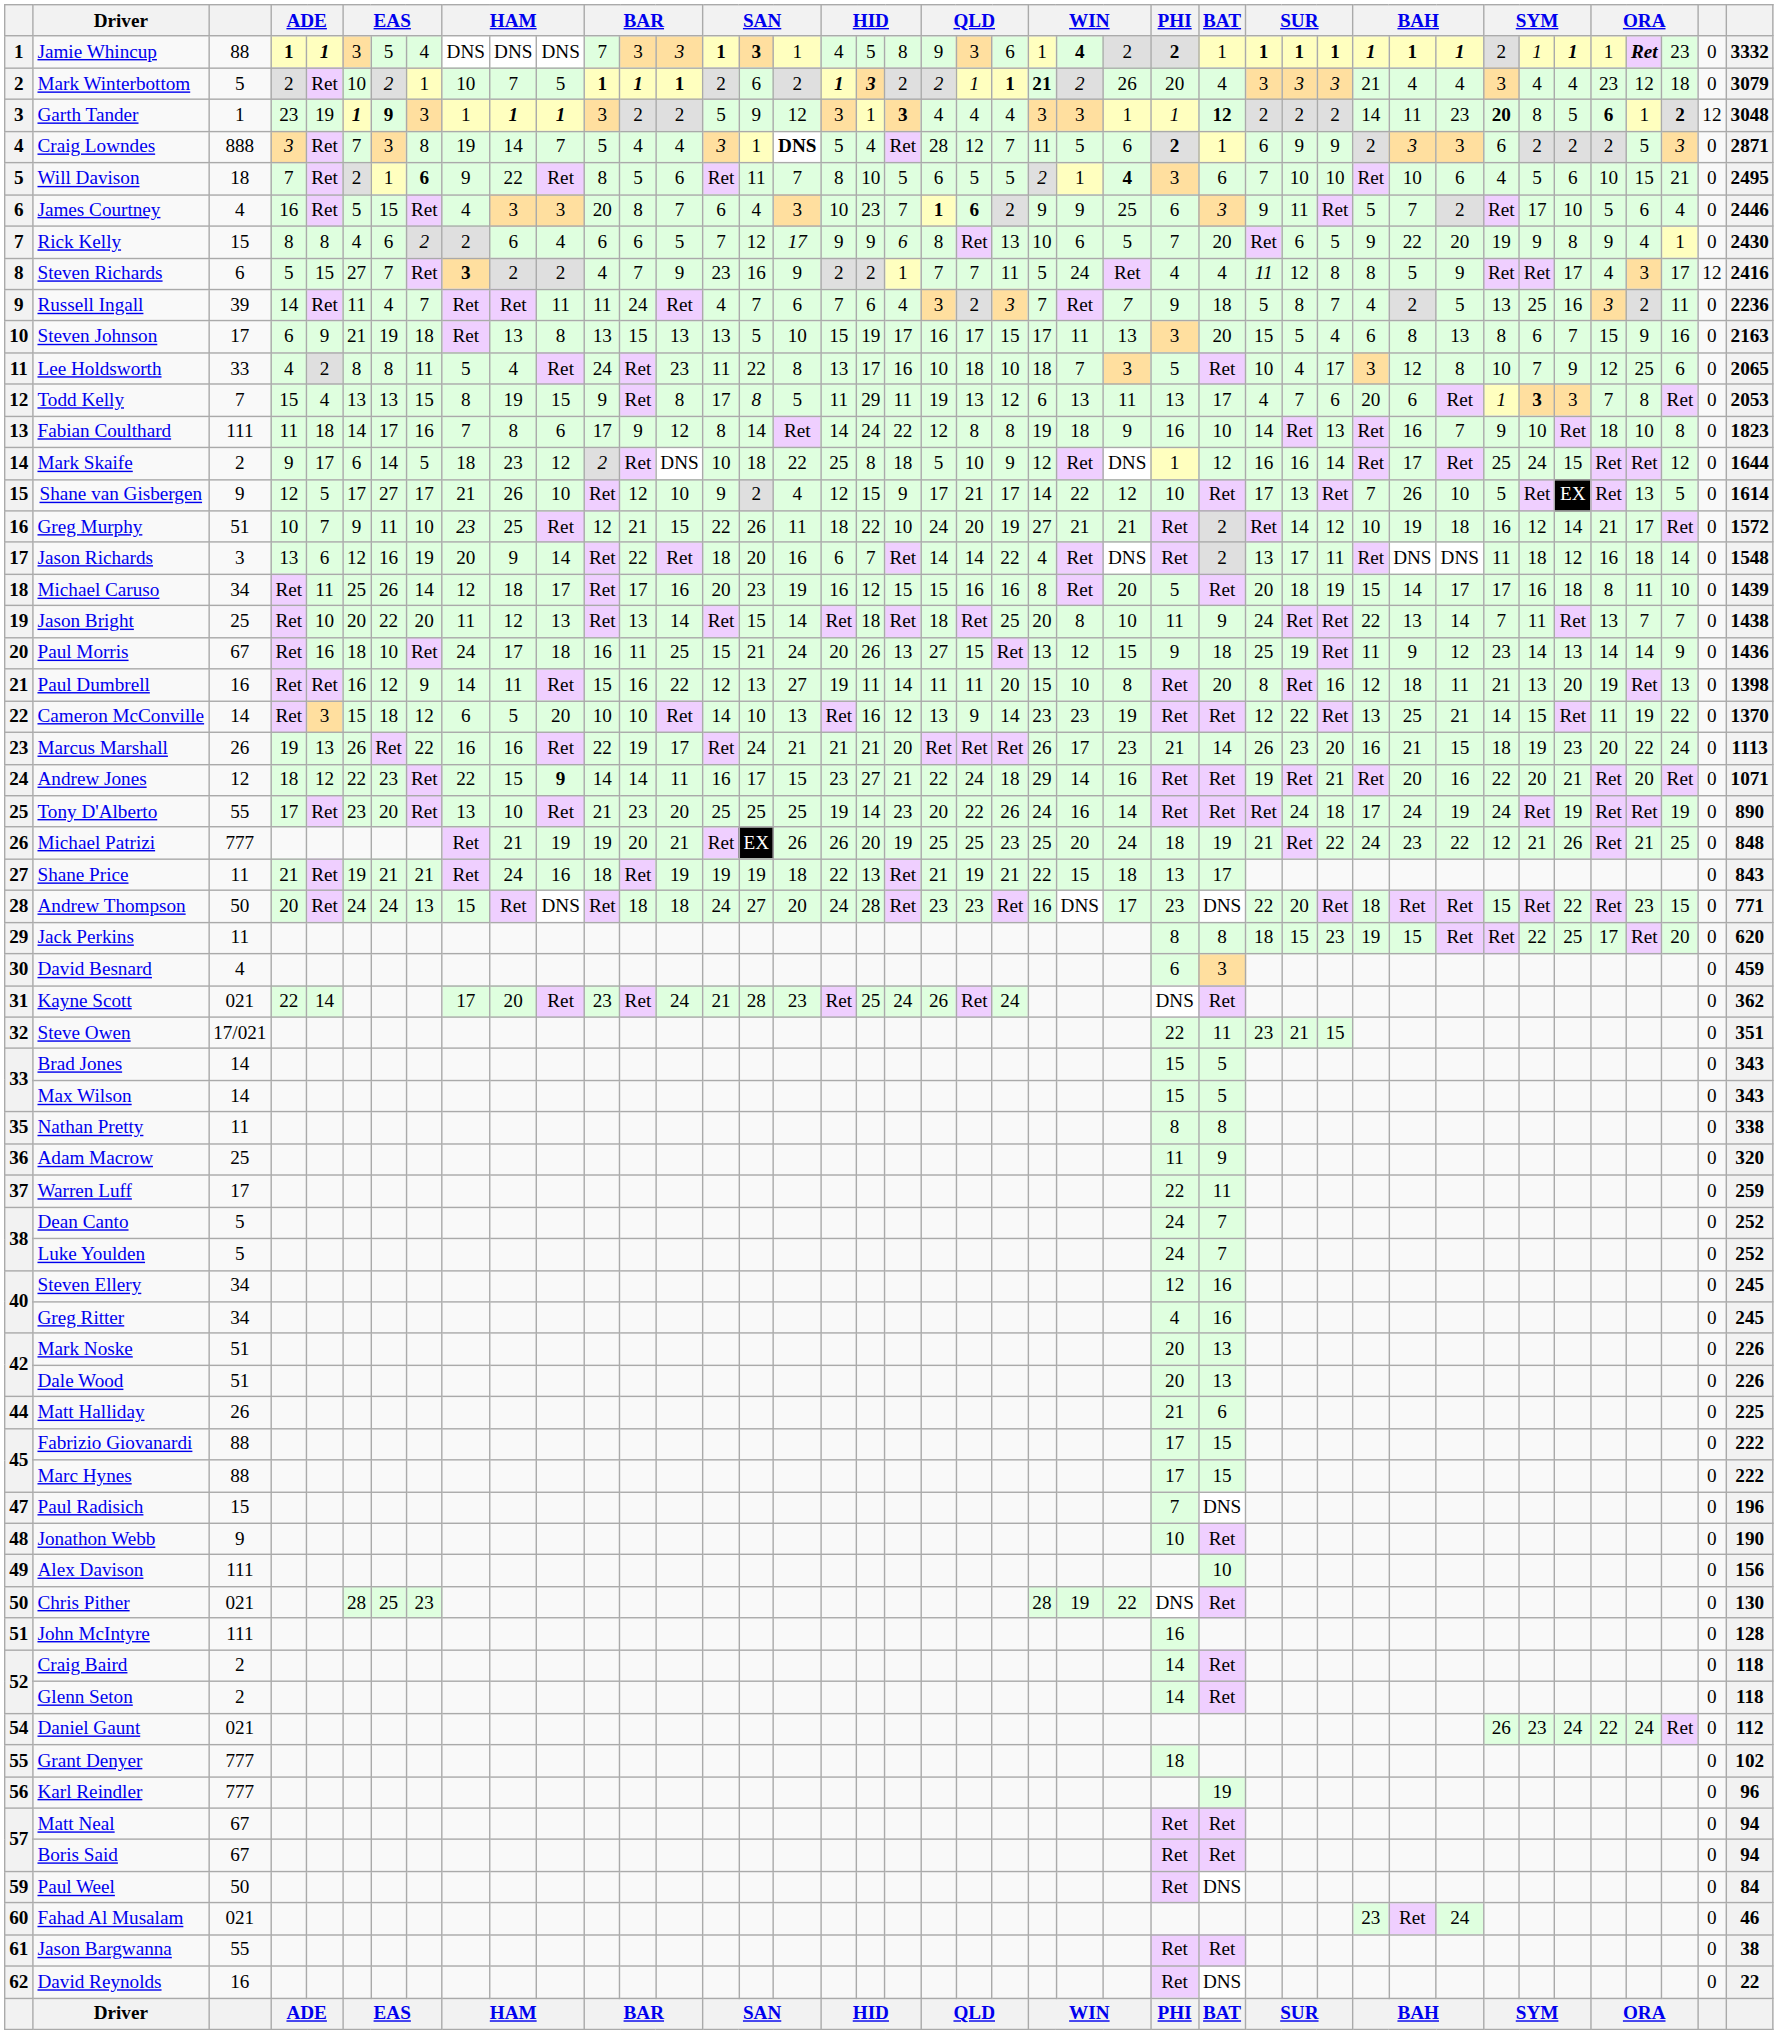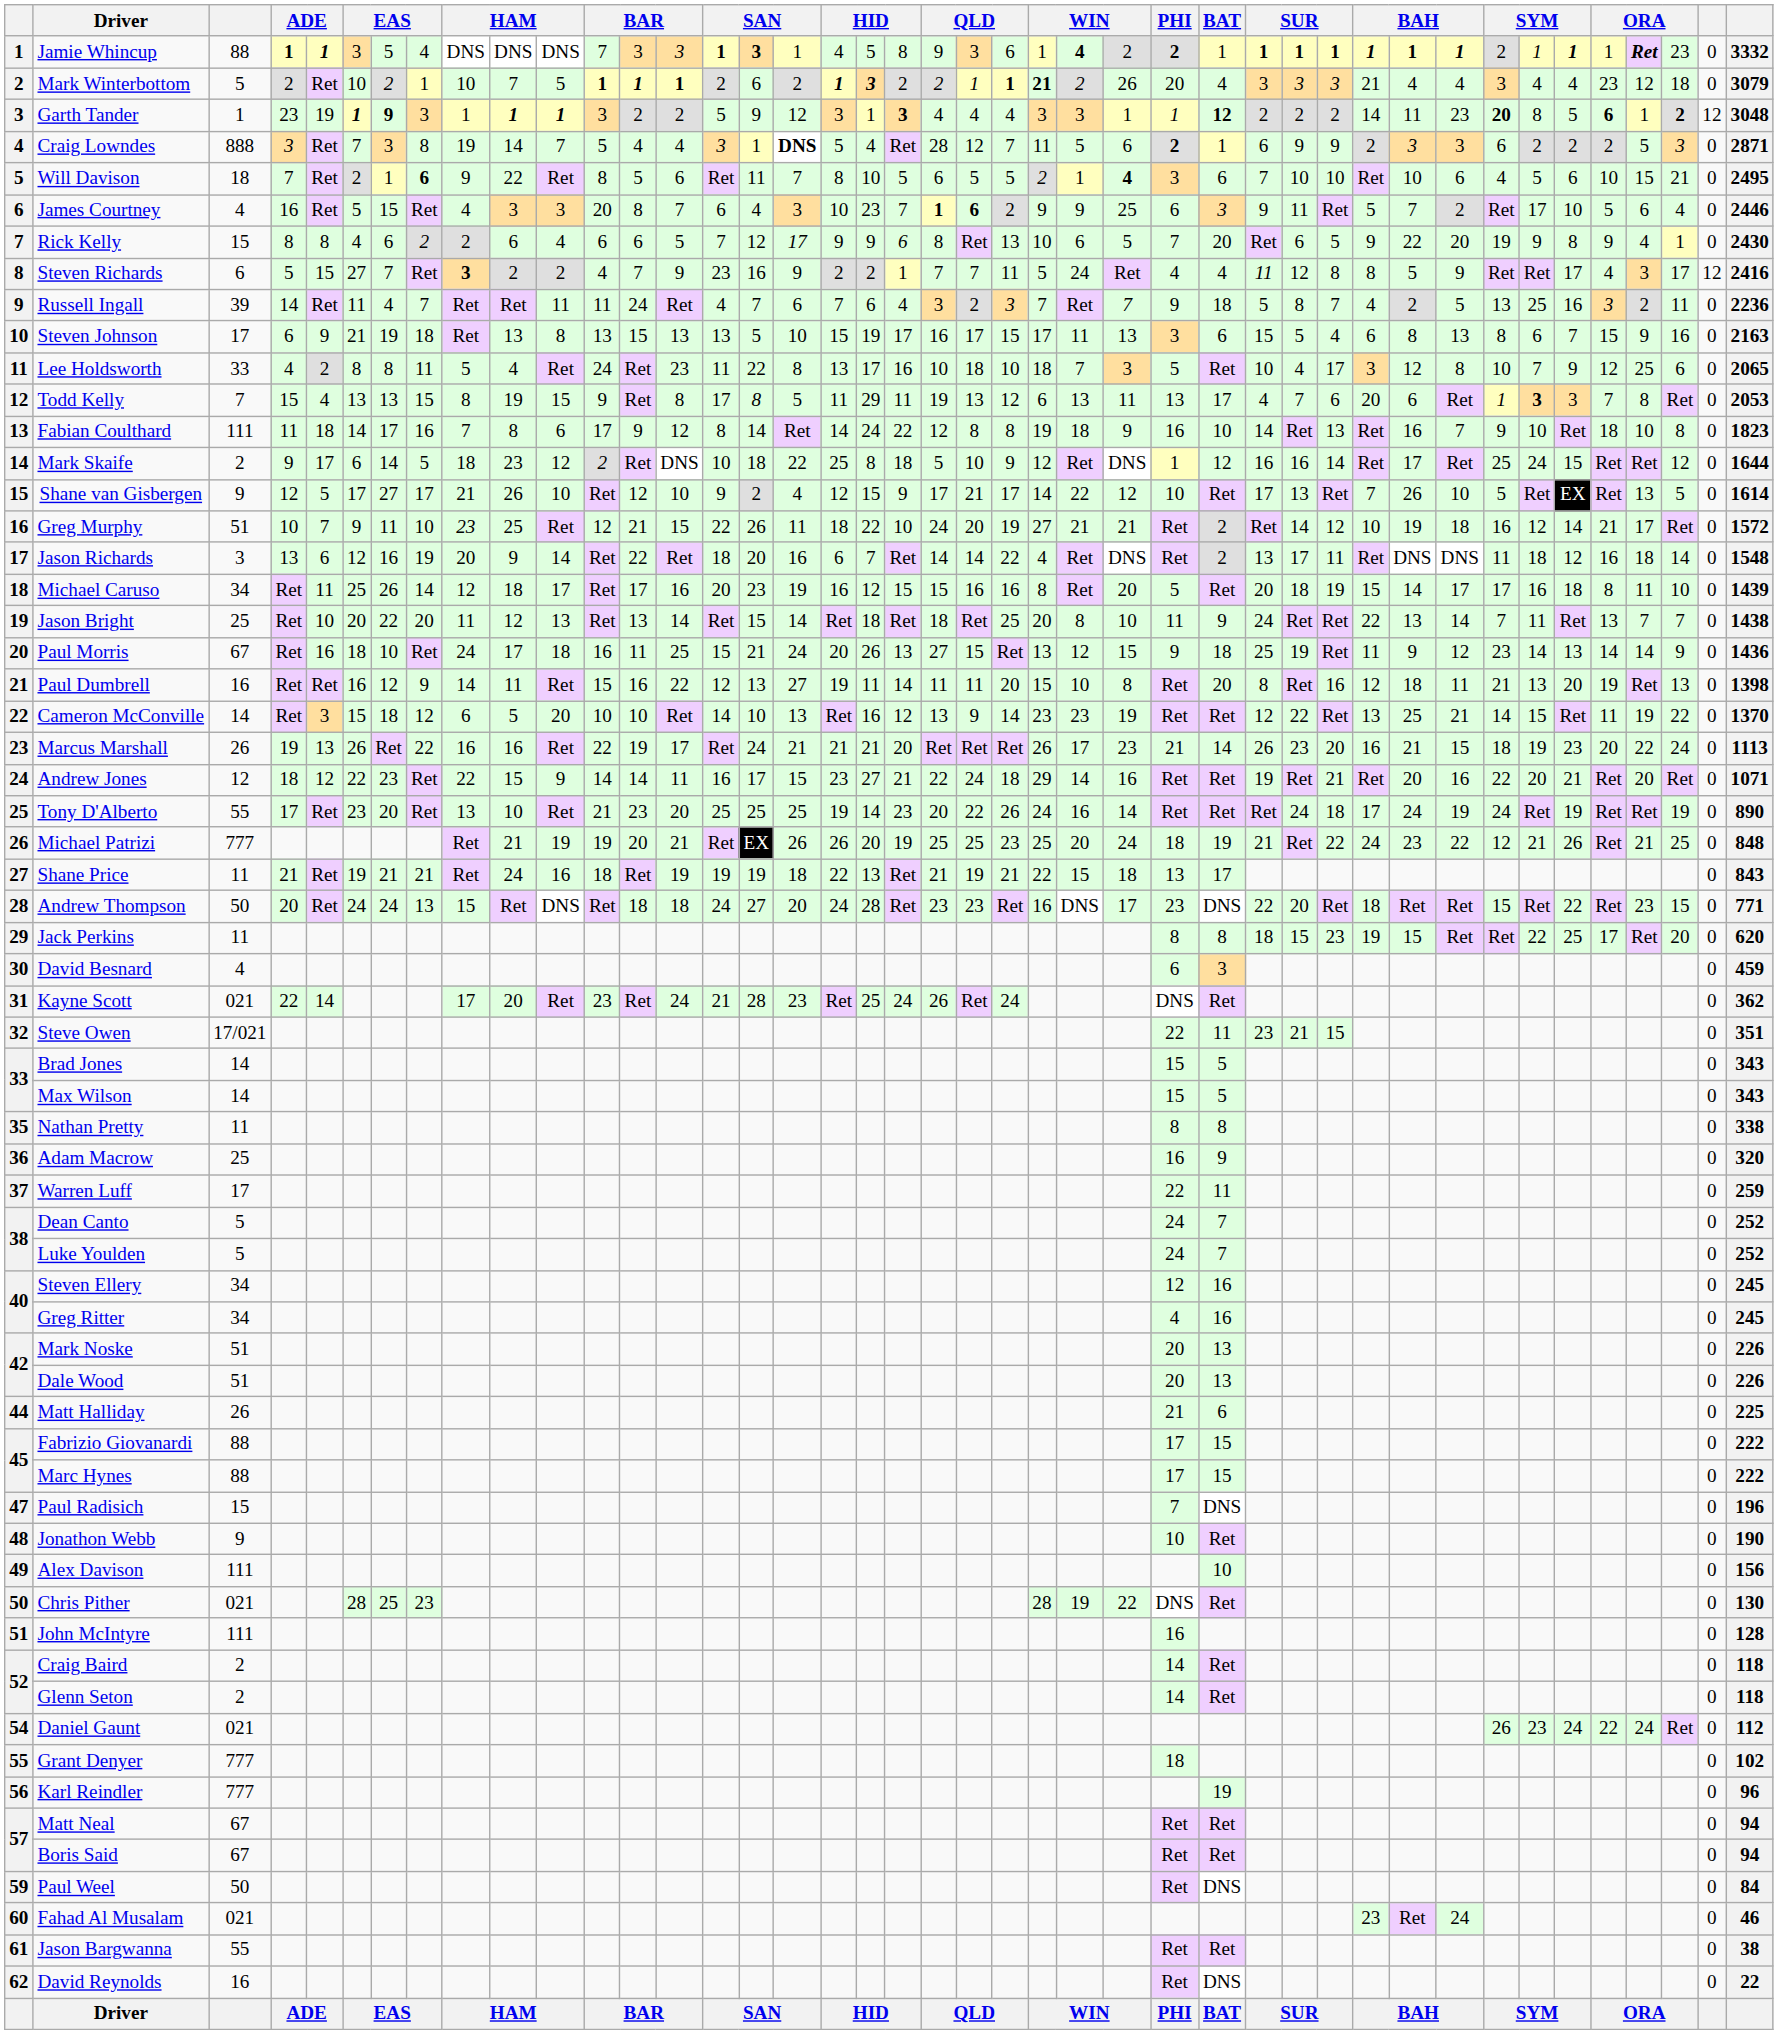(1222, 336) 20 -> (1222, 336) 6
(561, 779) bold -> (561, 779) normal
(1175, 1158) 11 -> (1175, 1158) 16
